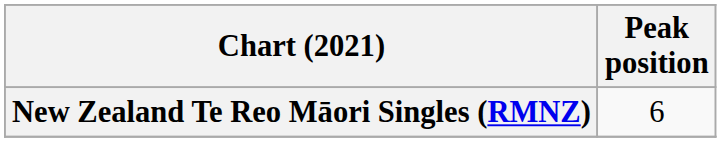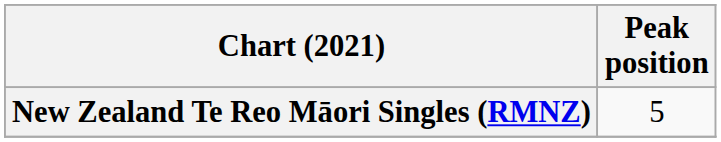(657, 111) 6 -> (657, 111) 5
